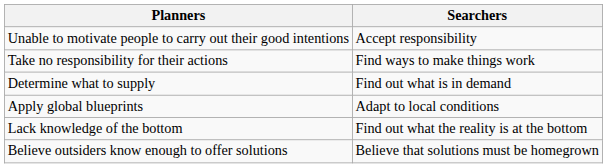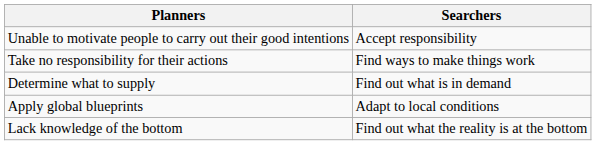- row: (148, 151)
